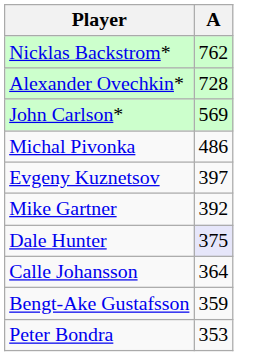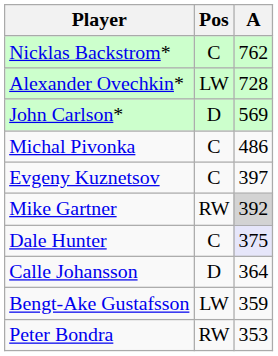+ column: (214, 20)
(213, 209) no background -> (253, 209) lightgrey background
